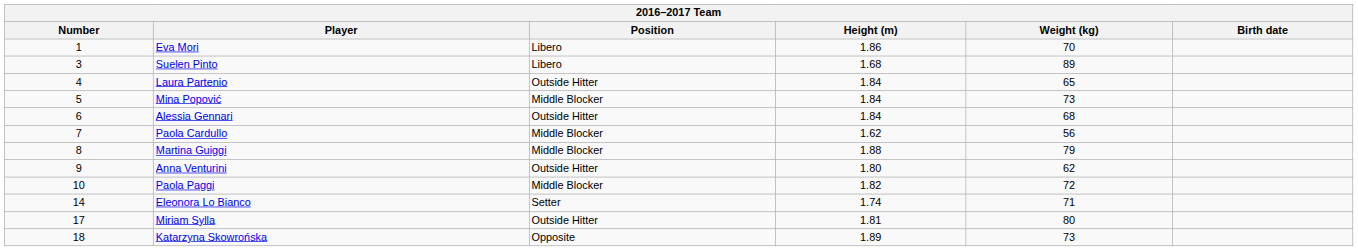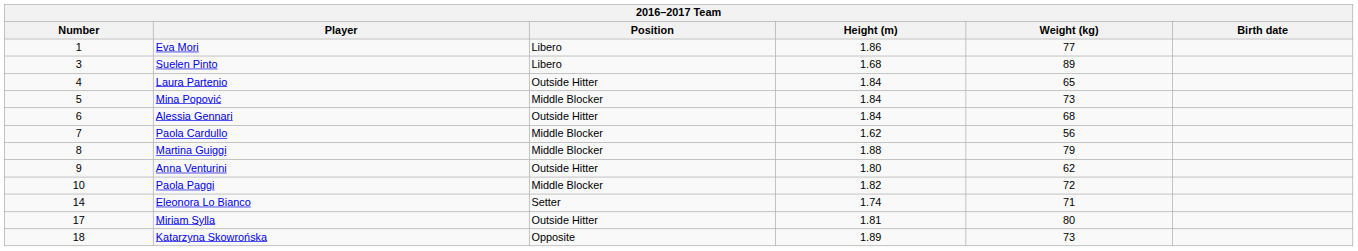(1069, 47) 70 -> (1069, 47) 77
